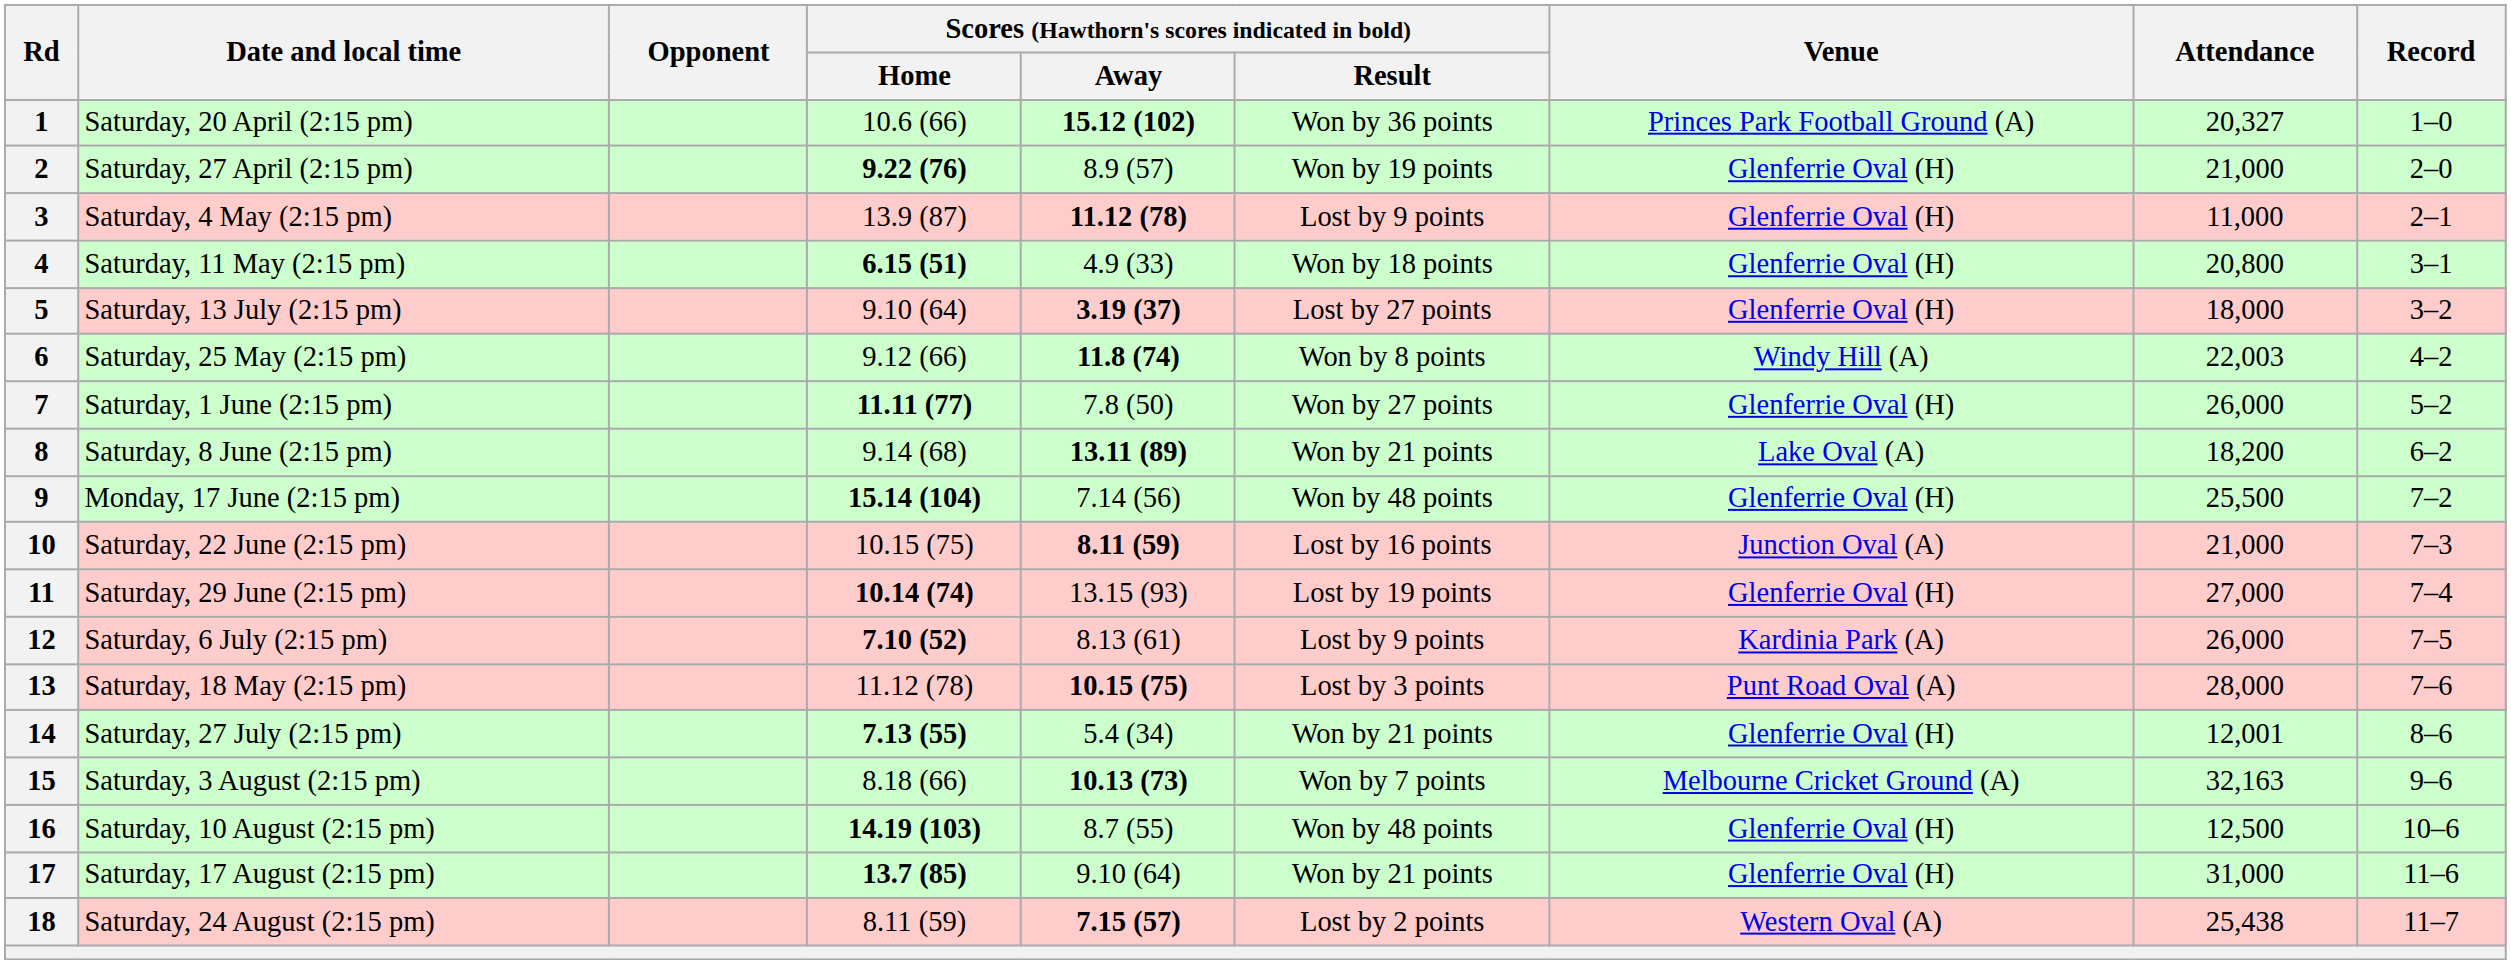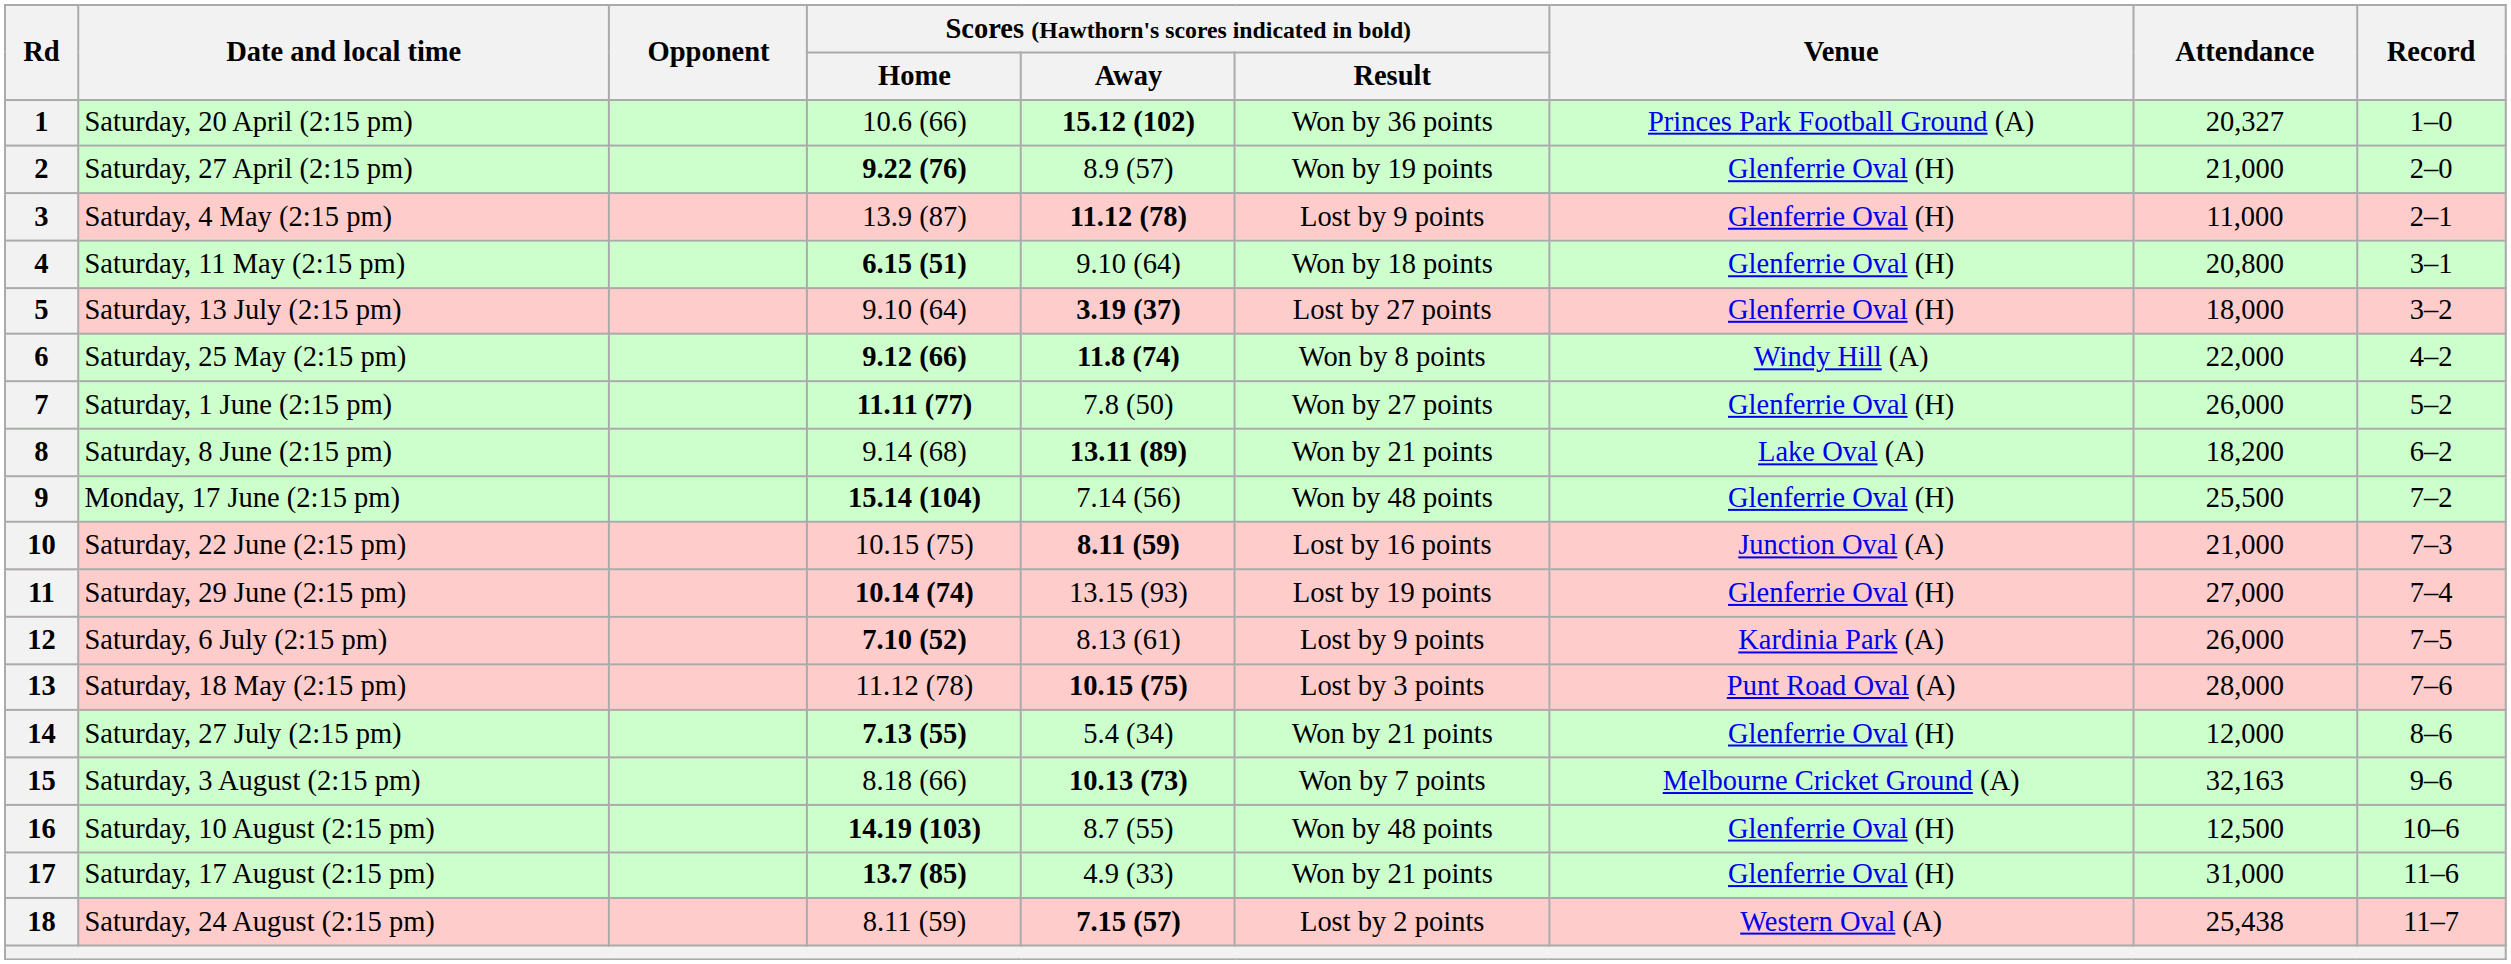(1128, 263) 4.9 (33) -> (1128, 263) 9.10 (64)
(914, 357) normal -> (914, 357) bold
(2245, 357) 22,003 -> (2245, 357) 22,000
(2245, 733) 12,001 -> (2245, 733) 12,000
(1128, 874) 9.10 (64) -> (1128, 874) 4.9 (33)
